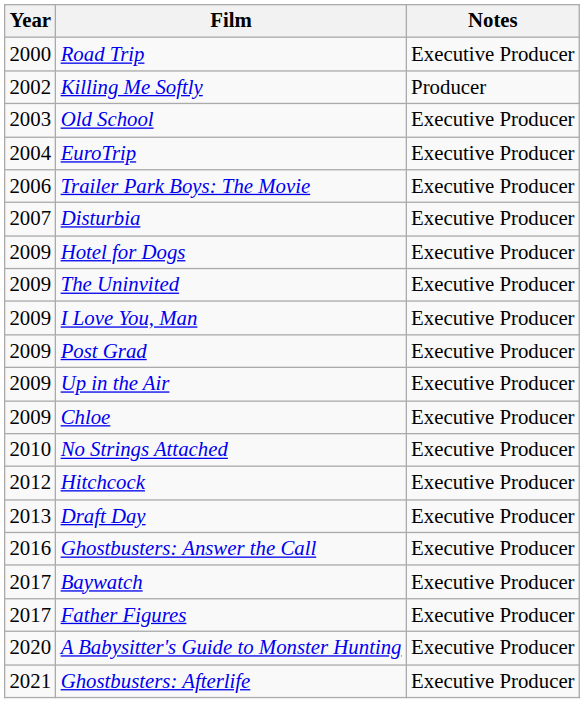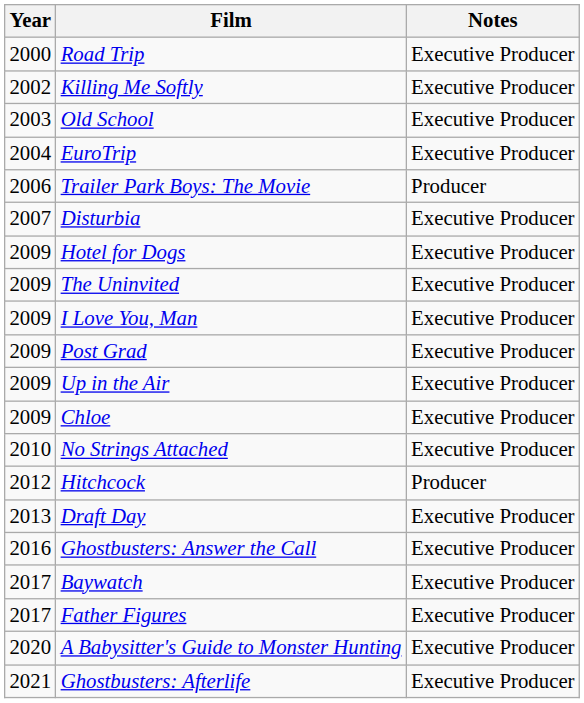(449, 86) Producer -> (493, 86) Executive Producer
(493, 185) Executive Producer -> (449, 185) Producer
(493, 482) Executive Producer -> (449, 482) Producer
